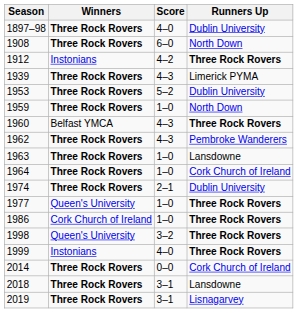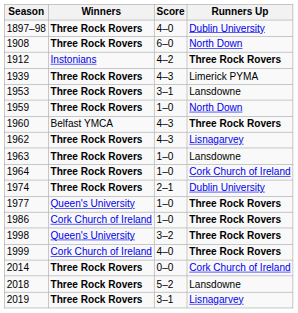(165, 92) 5–2 -> (165, 92) 3–1
(227, 92) Dublin University -> (215, 92) Lansdowne
(238, 140) Pembroke Wanderers -> (216, 140) Lisnagarvey
(74, 252) Instonians -> (101, 252) Cork Church of Ireland
(165, 284) 3–1 -> (165, 284) 5–2
